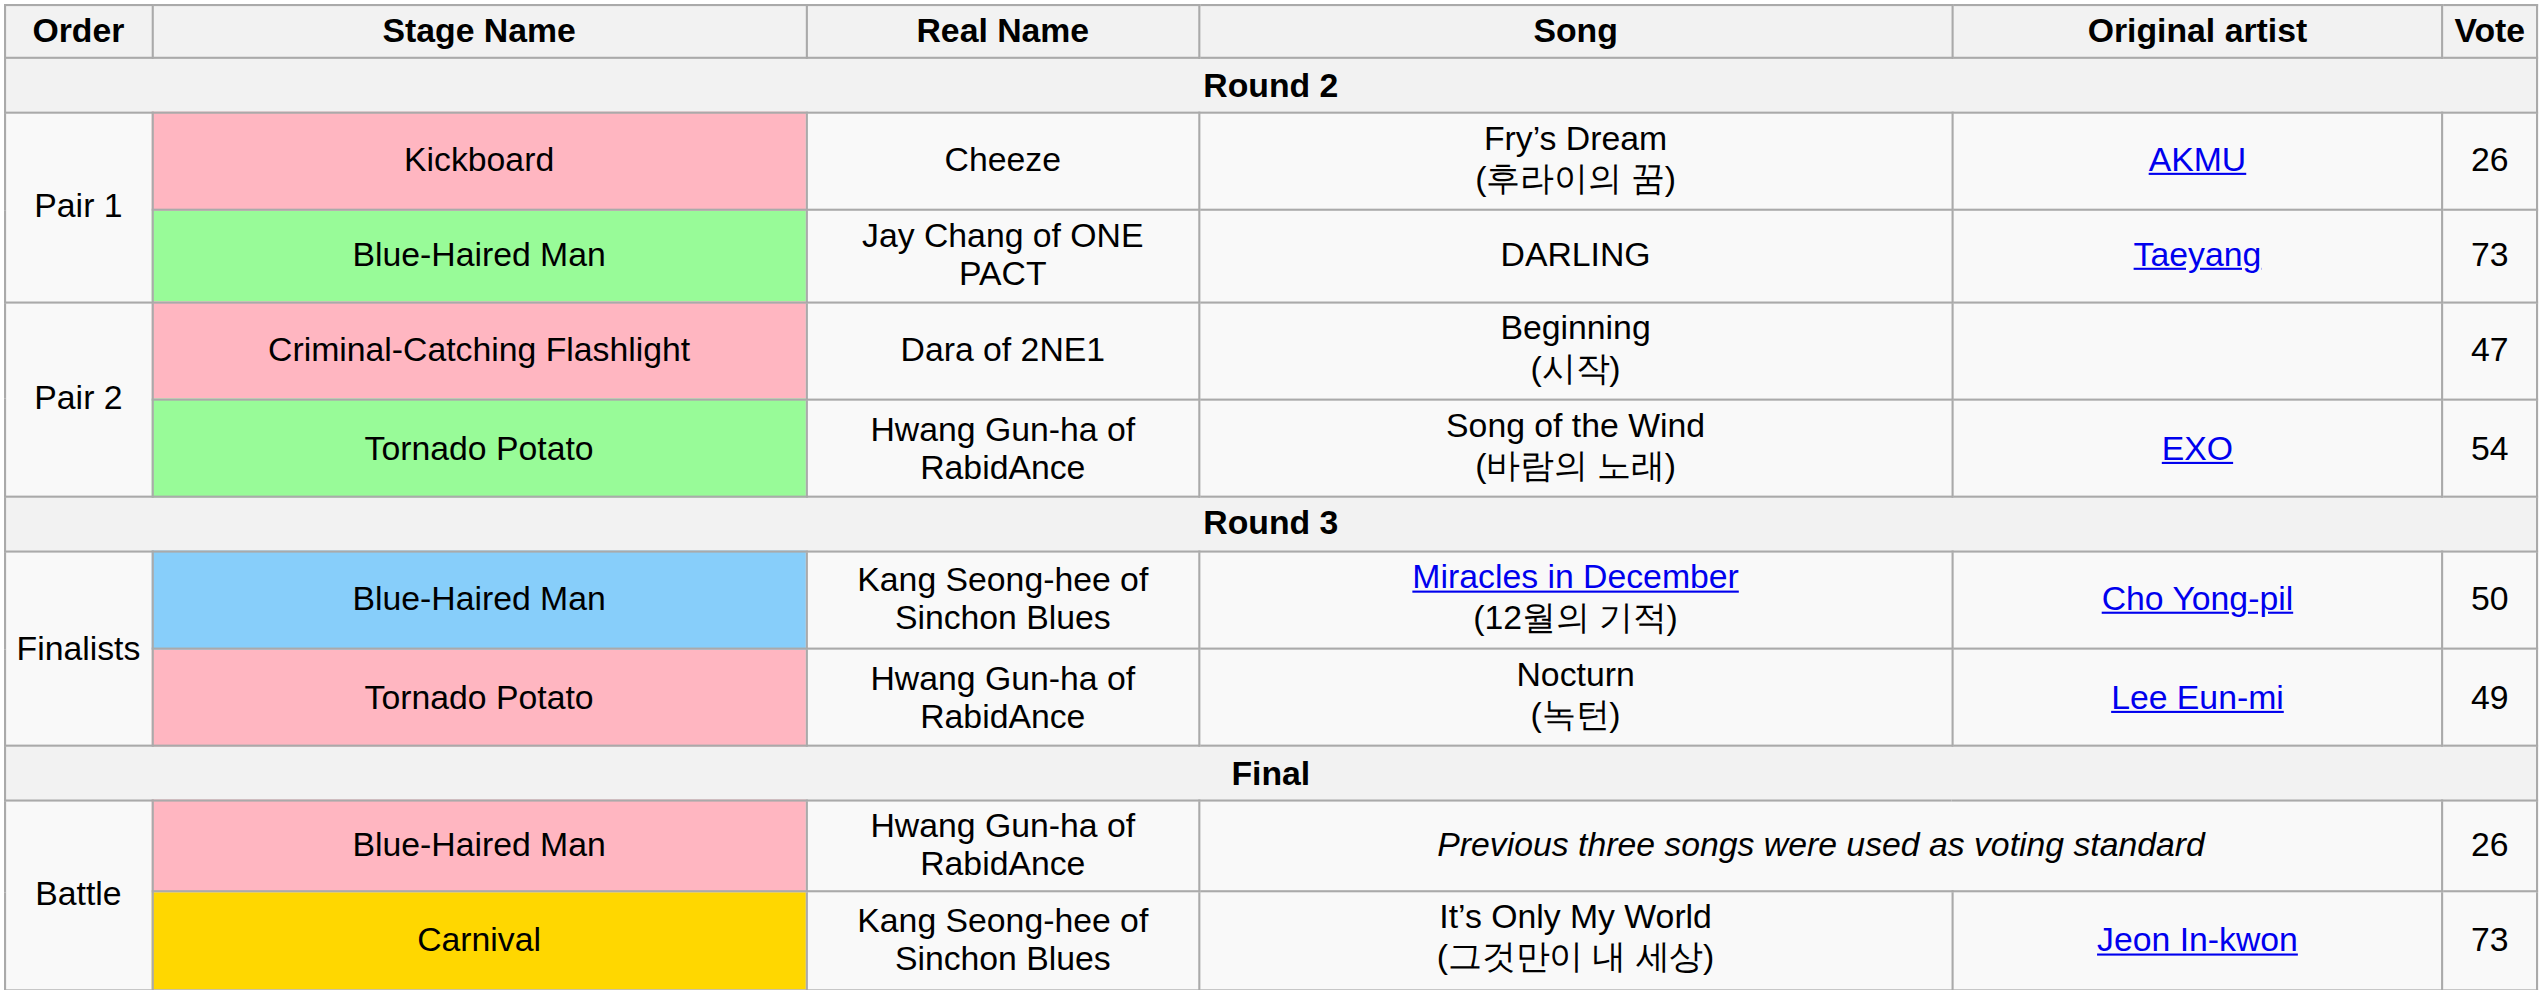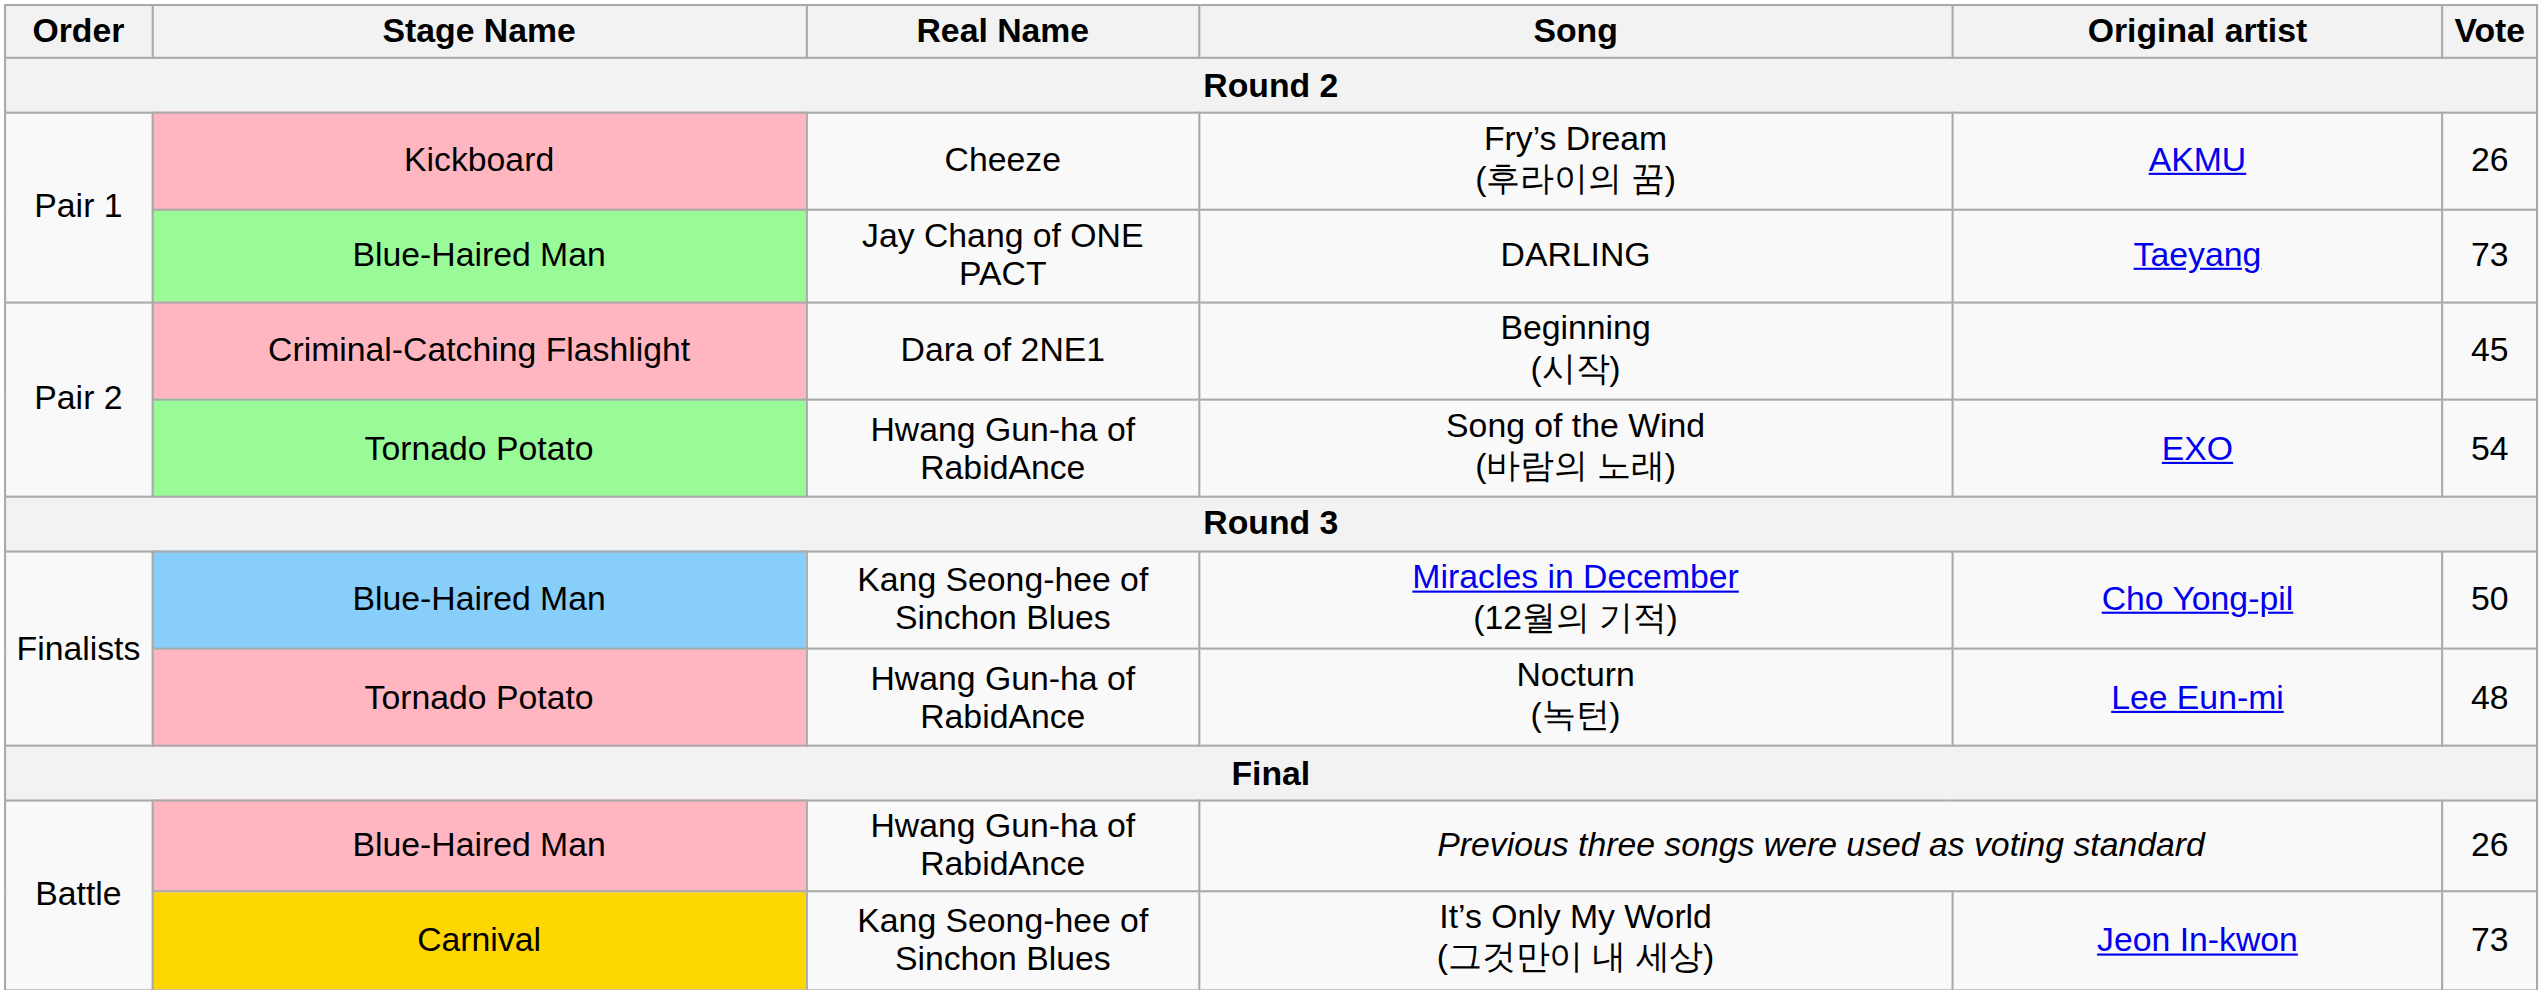(2490, 349) 47 -> (2490, 349) 45
(2490, 696) 49 -> (2490, 696) 48
